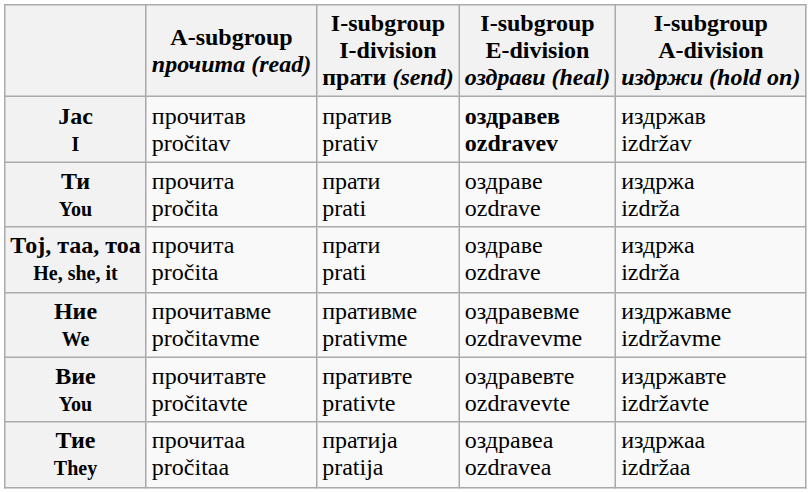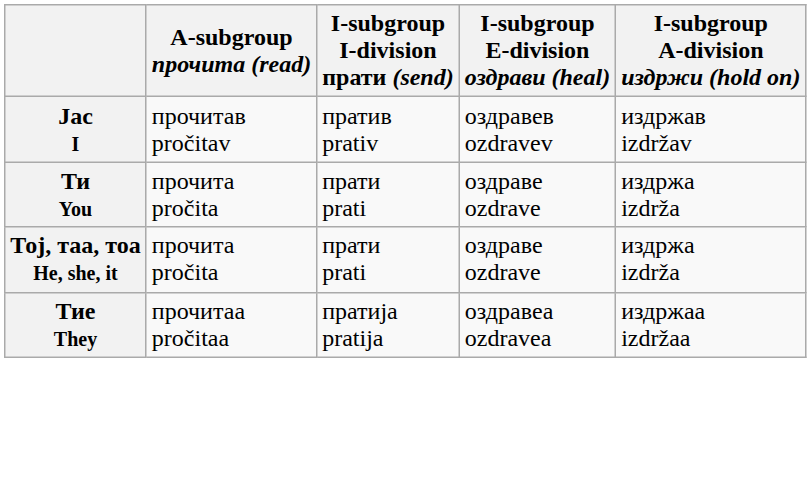(512, 129) bold -> (509, 129) normal
- row: (76, 324)
- row: (76, 389)
